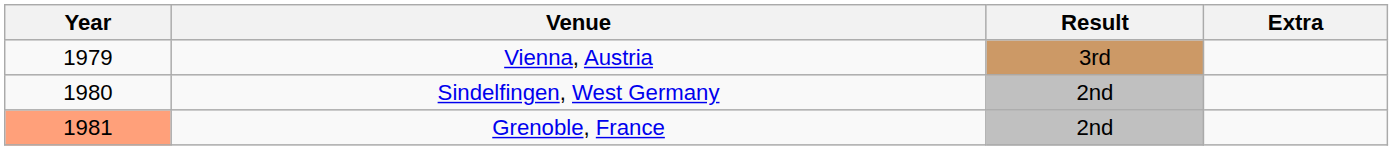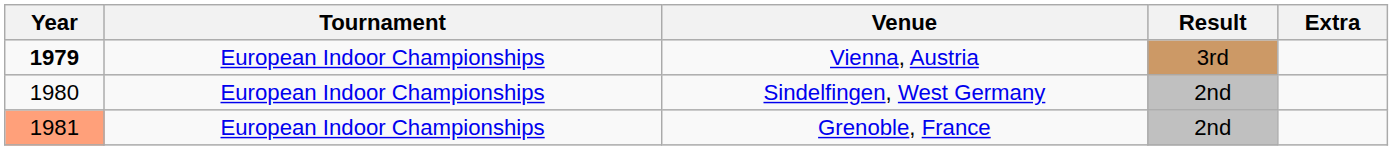+ column: (383, 22)
(88, 58) normal -> (54, 58) bold
